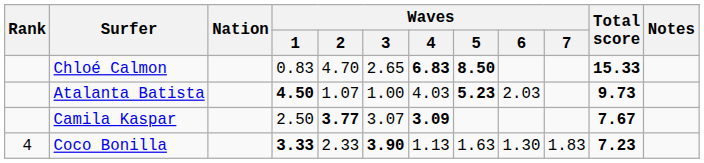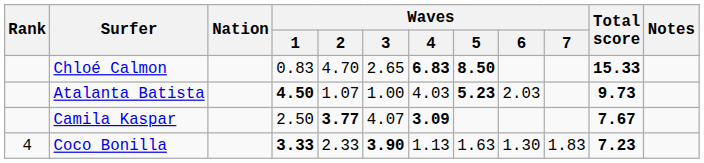(386, 120) 3.07 -> (386, 120) 4.07
